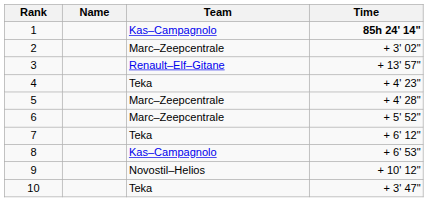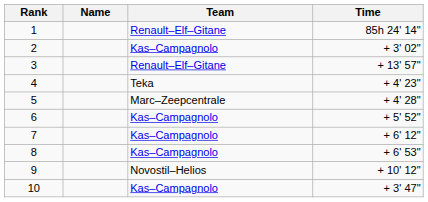(173, 30) Kas–Campagnolo -> (178, 30) Renault–Elf–Gitane
(392, 30) bold -> (393, 30) normal
(176, 48) Marc–Zeepcentrale -> (174, 48) Kas–Campagnolo
(176, 118) Marc–Zeepcentrale -> (174, 118) Kas–Campagnolo
(141, 135) Teka -> (174, 135) Kas–Campagnolo
(141, 188) Teka -> (174, 188) Kas–Campagnolo
